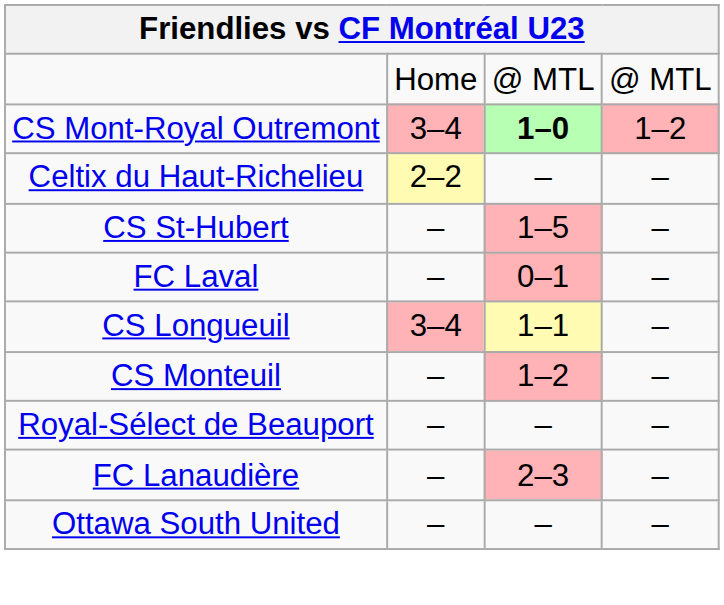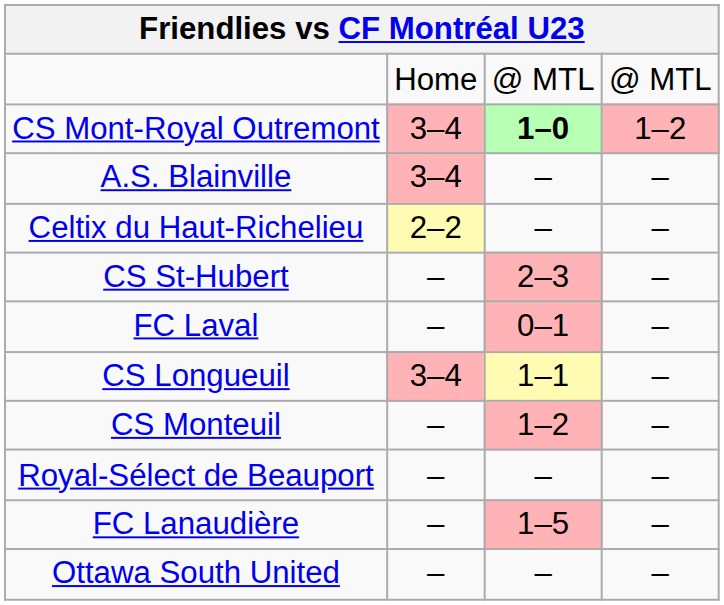+ row: (196, 177)
(543, 227) 1–5 -> (543, 276) 2–3
(543, 474) 2–3 -> (543, 524) 1–5
